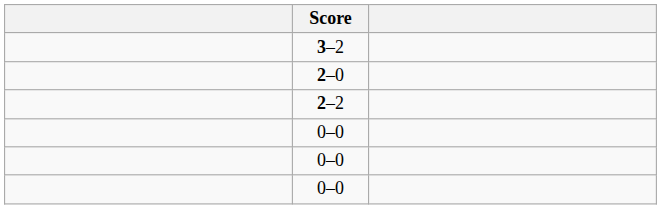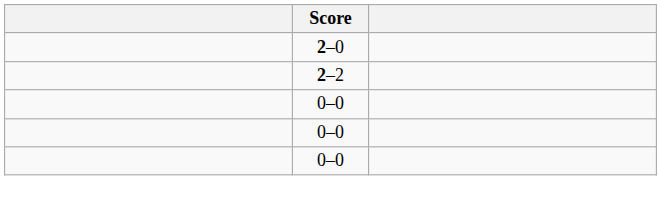- row: (149, 47)
